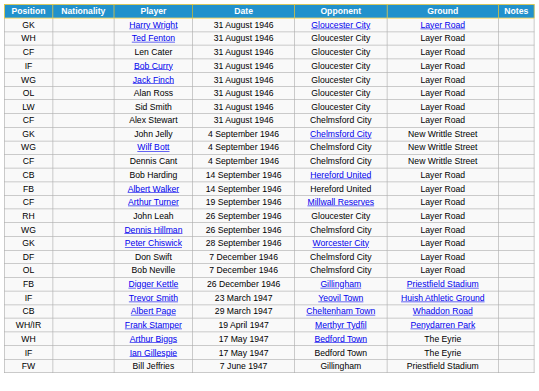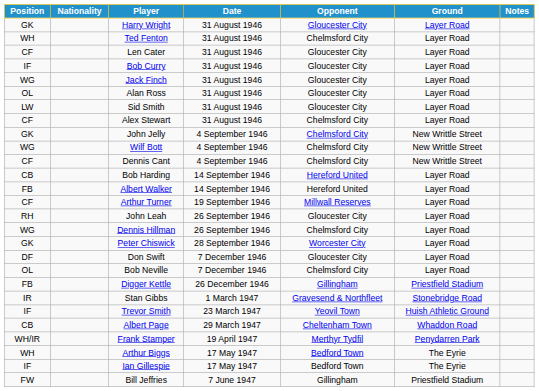(341, 39) Gloucester City -> (337, 39) Chelmsford City
(341, 257) Chelmsford City -> (337, 257) Gloucester City
+ row: (146, 298)
